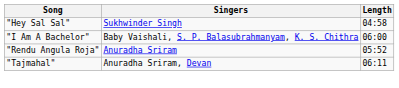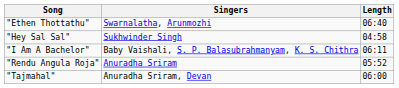+ row: (48, 24)
(375, 38) 06:00 -> (375, 51) 06:11
(375, 64) 06:11 -> (375, 77) 06:00
